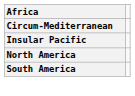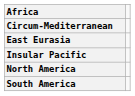+ row: (38, 40)
